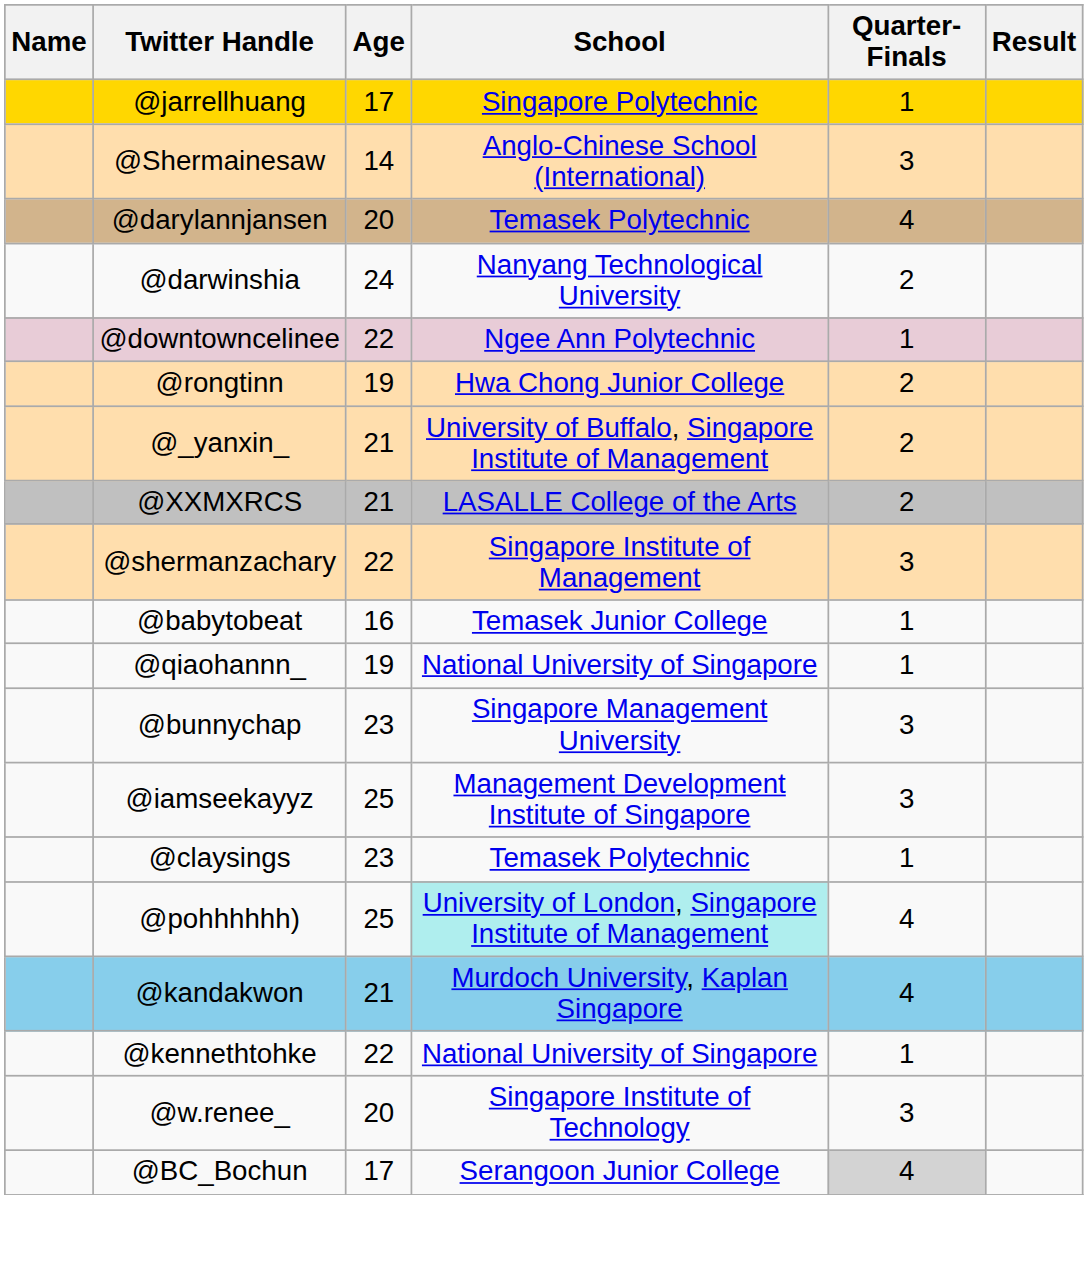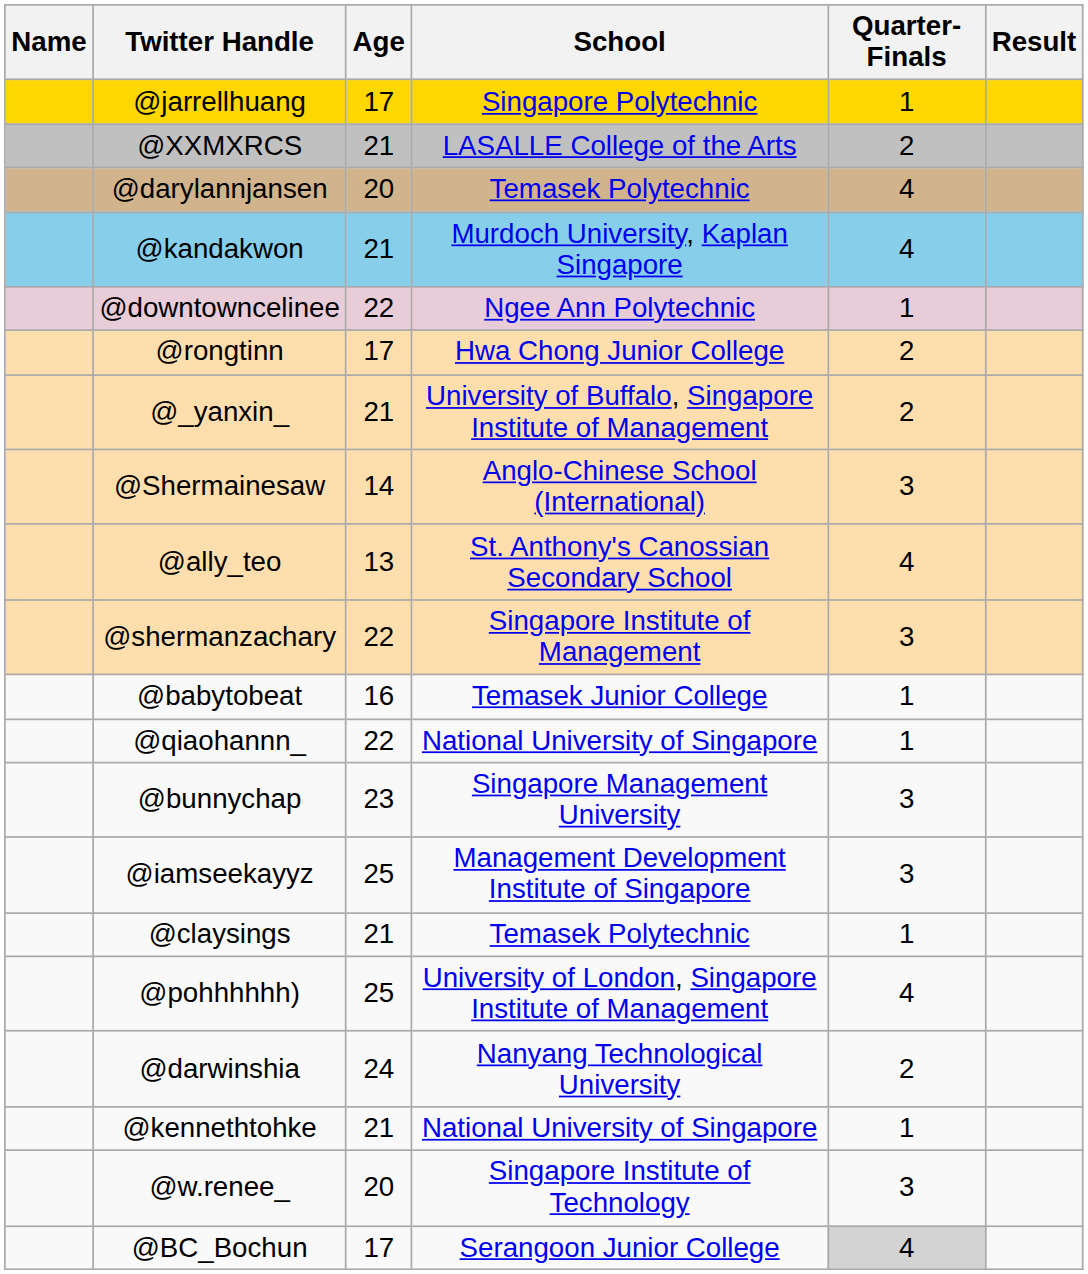rows swapped: (220, 502) <-> (220, 160)
rows swapped: (220, 993) <-> (220, 279)
(379, 383) 19 -> (379, 352) 17
+ row: (220, 561)
(379, 665) 19 -> (379, 740) 22
(379, 859) 23 -> (379, 934) 21
(620, 918) paleturquoise background -> (620, 993) no background
(379, 1052) 22 -> (379, 1128) 21
